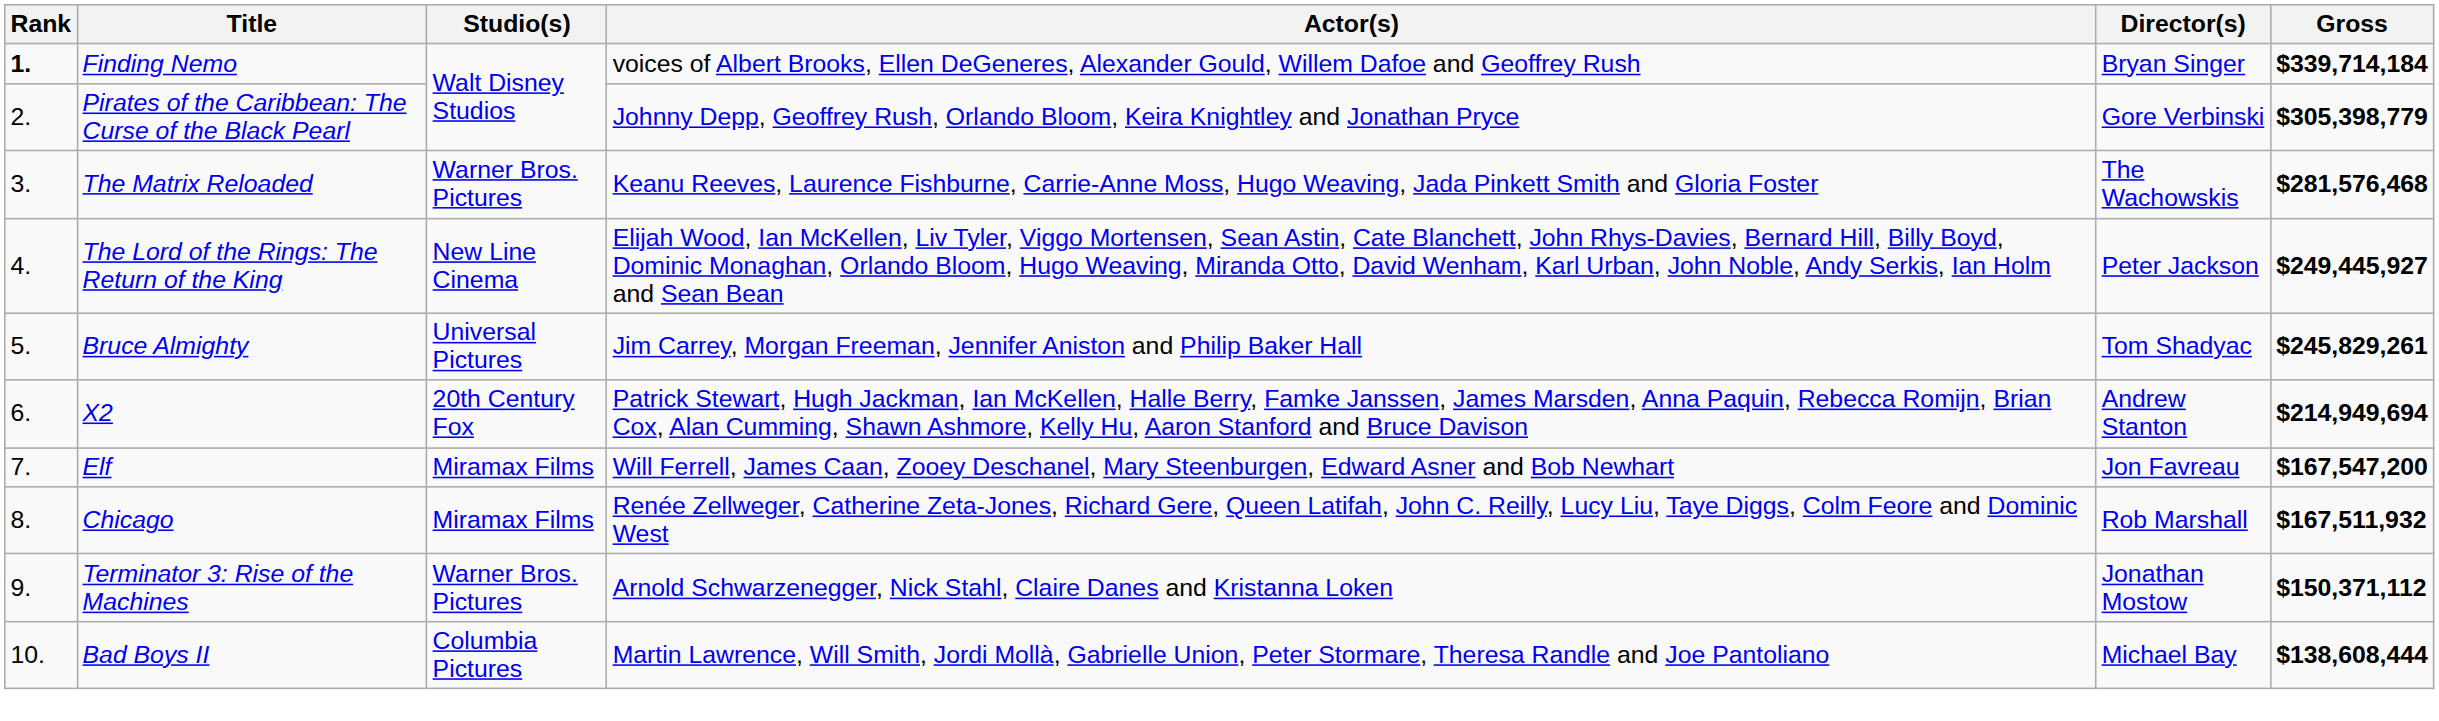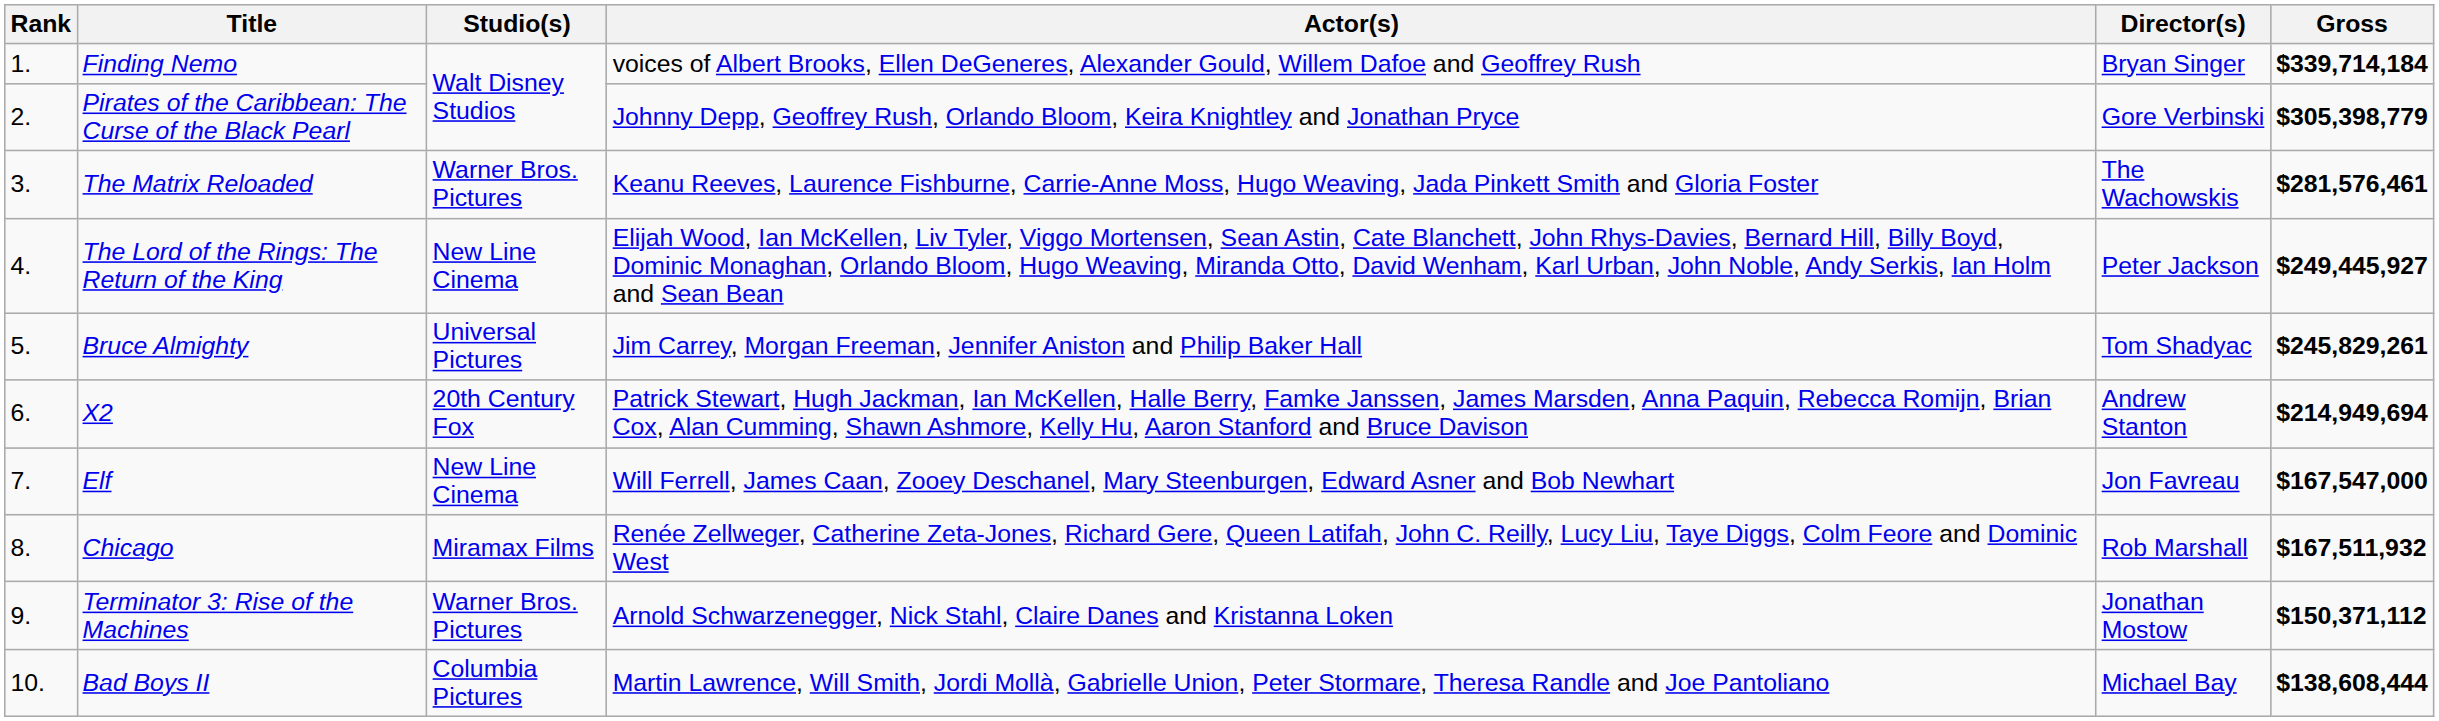(21, 63) bold -> (21, 63) normal
(2352, 184) $281,576,468 -> (2352, 184) $281,576,461
(513, 466) Miramax Films -> (484, 480) New Line Cinema
(2352, 466) $167,547,200 -> (2352, 480) $167,547,000
